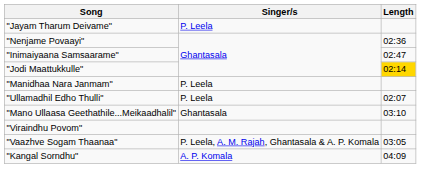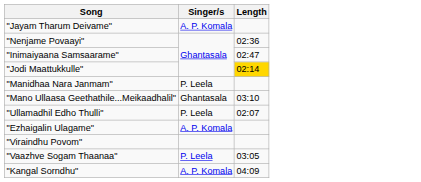(196, 26) P. Leela -> (206, 26) A. P. Komala
rows swapped: (91, 113) <-> (55, 98)
+ row: (50, 127)
(280, 142) P. Leela, A. M. Rajah, Ghantasala & A. P. Komala -> (196, 156) P. Leela
